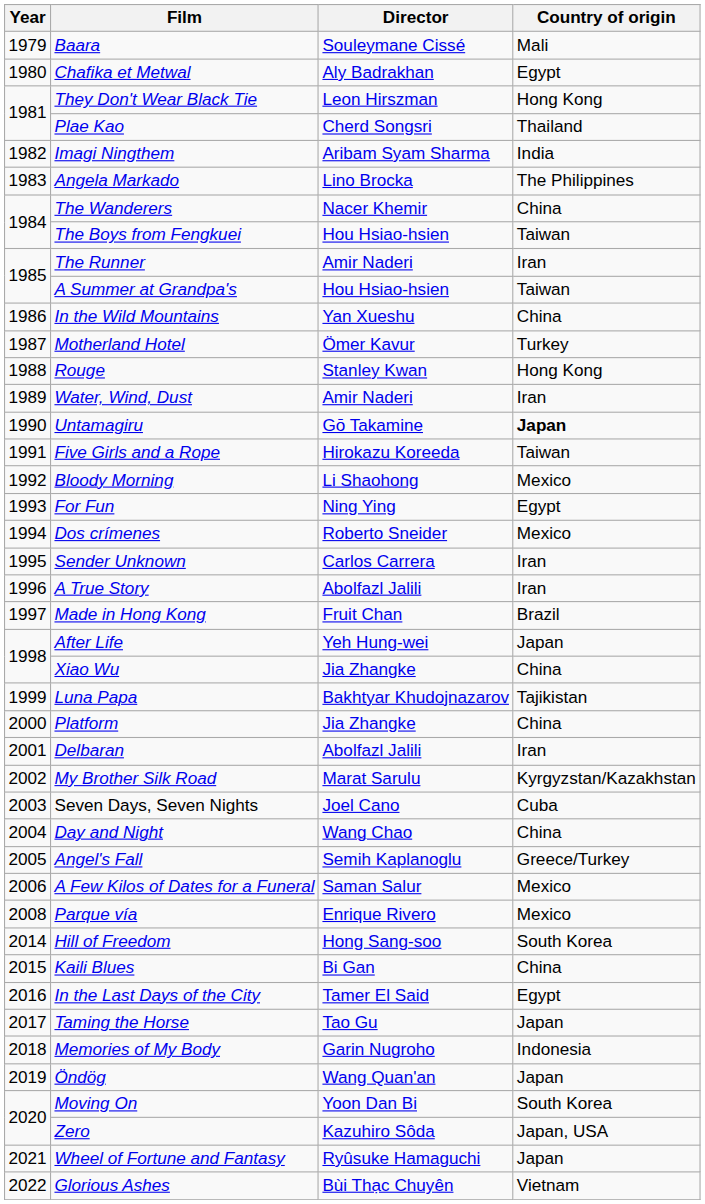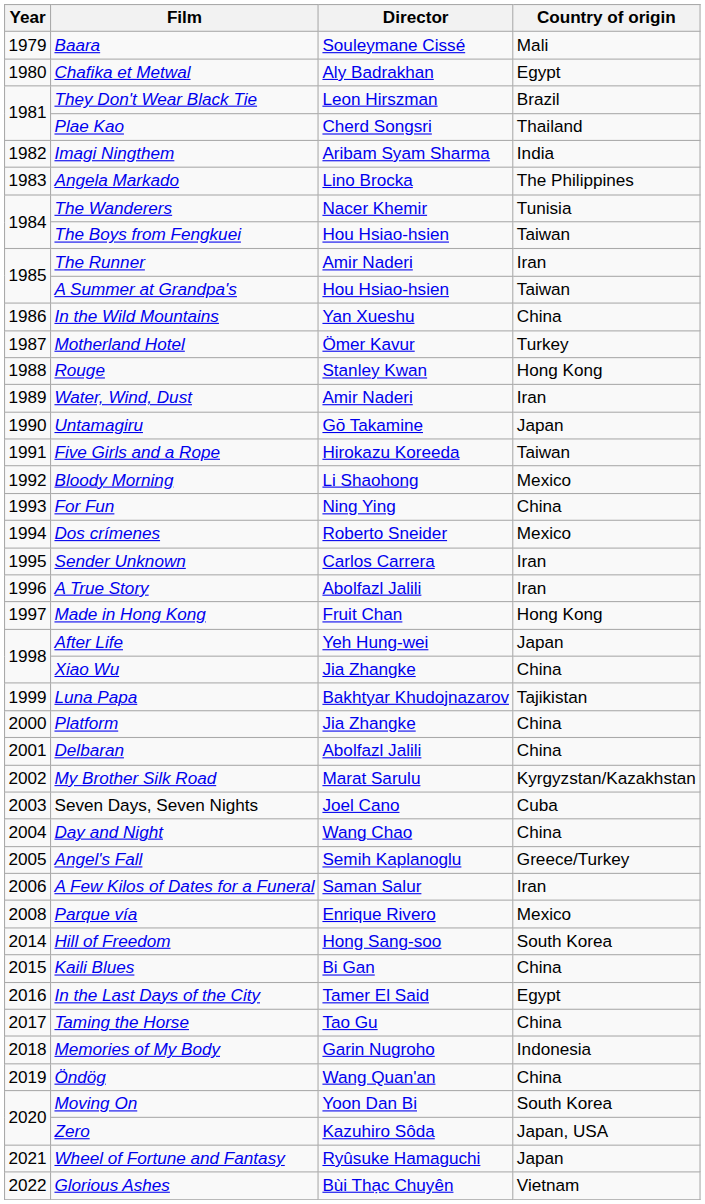(560, 99) Hong Kong -> (538, 99) Brazil
(539, 208) China -> (544, 208) Tunisia
(542, 425) bold -> (540, 425) normal
(539, 506) Egypt -> (539, 506) China
(538, 615) Brazil -> (560, 615) Hong Kong
(532, 751) Iran -> (539, 751) China
(544, 886) Mexico -> (532, 886) Iran
(540, 1022) Japan -> (539, 1022) China
(540, 1076) Japan -> (539, 1076) China
